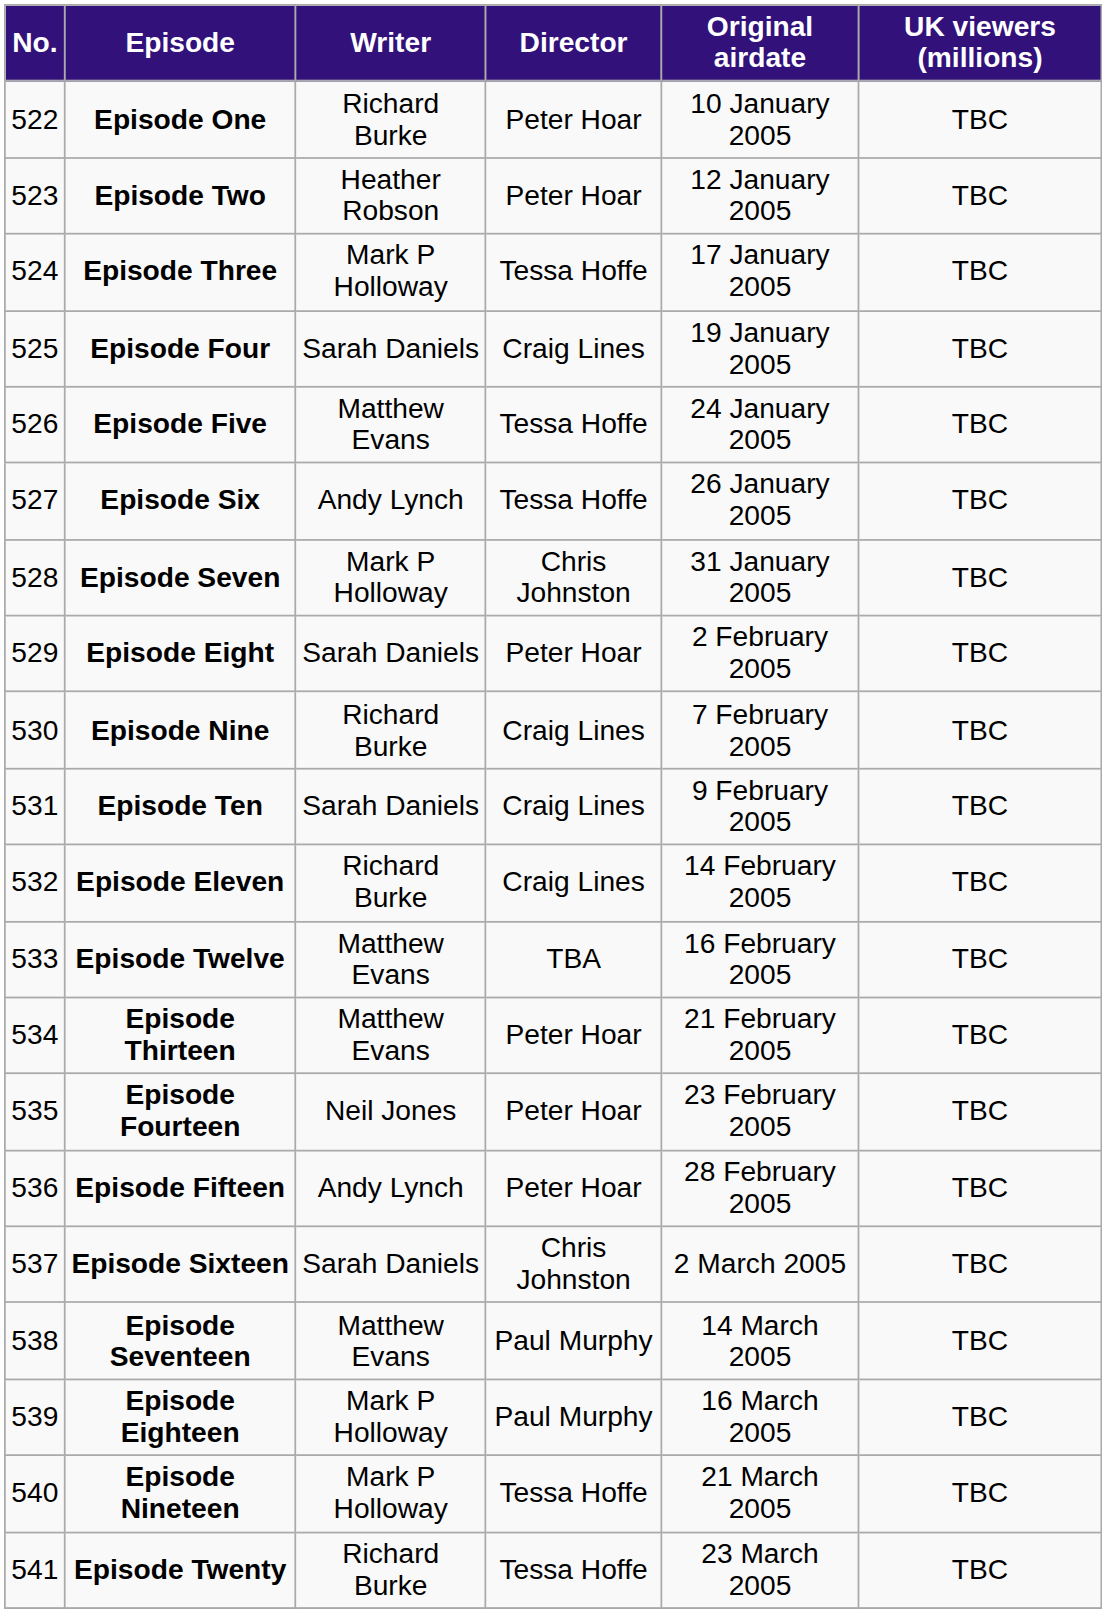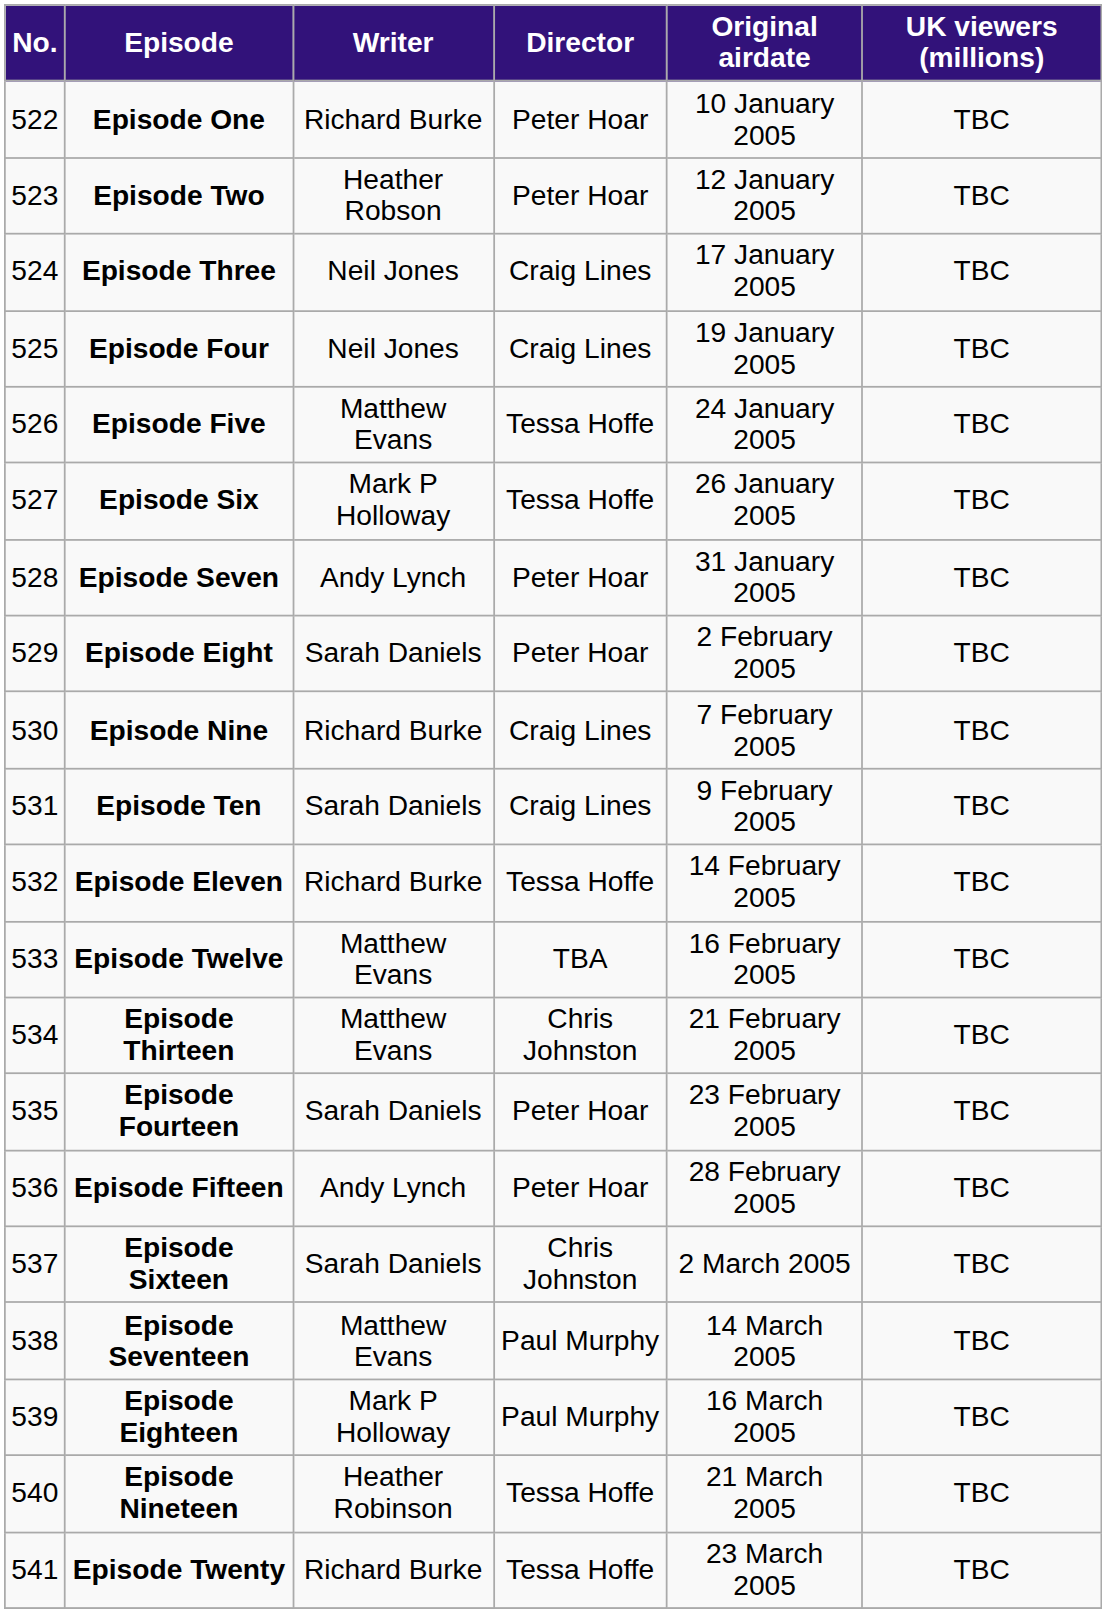(391, 271) Mark P Holloway -> (393, 271) Neil Jones
(574, 271) Tessa Hoffe -> (580, 271) Craig Lines
(391, 348) Sarah Daniels -> (393, 348) Neil Jones
(391, 500) Andy Lynch -> (393, 500) Mark P Holloway
(391, 577) Mark P Holloway -> (393, 577) Andy Lynch
(574, 577) Chris Johnston -> (580, 577) Peter Hoar
(574, 882) Craig Lines -> (580, 882) Tessa Hoffe
(574, 1035) Peter Hoar -> (580, 1035) Chris Johnston
(391, 1111) Neil Jones -> (393, 1111) Sarah Daniels
(391, 1493) Mark P Holloway -> (393, 1493) Heather Robinson
